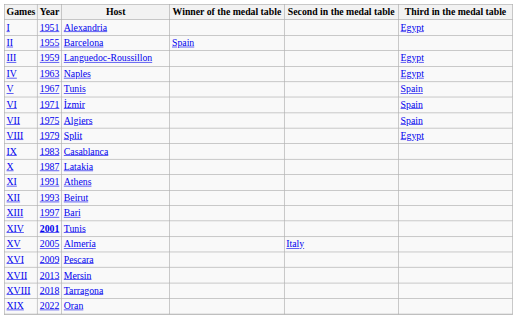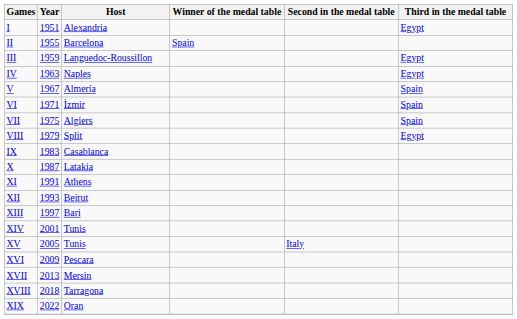(75, 89) Tunis -> (80, 89) Almería
(50, 228) bold -> (50, 228) normal
(80, 244) Almería -> (75, 244) Tunis
